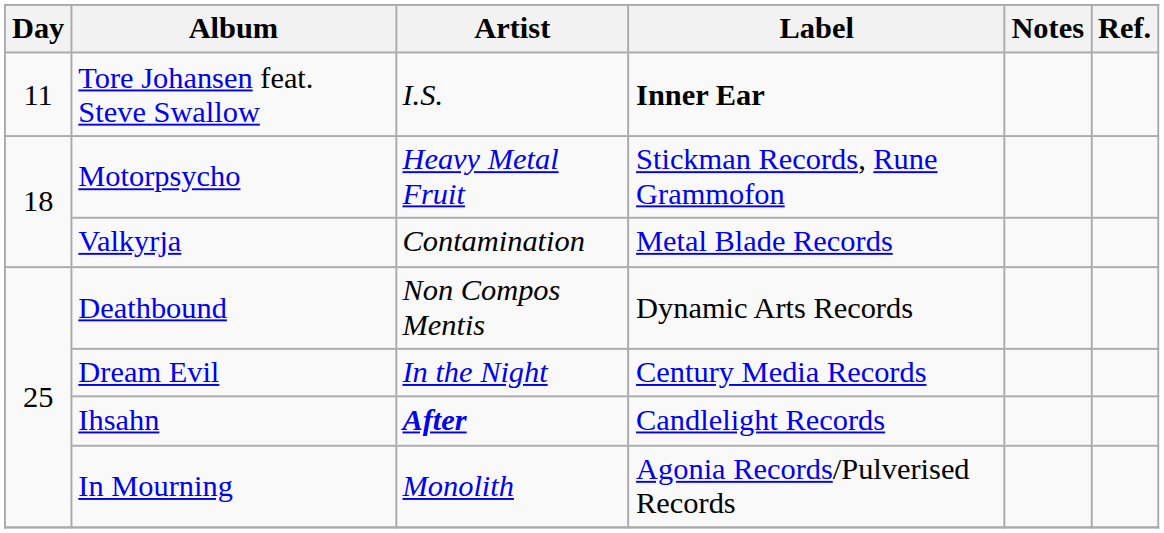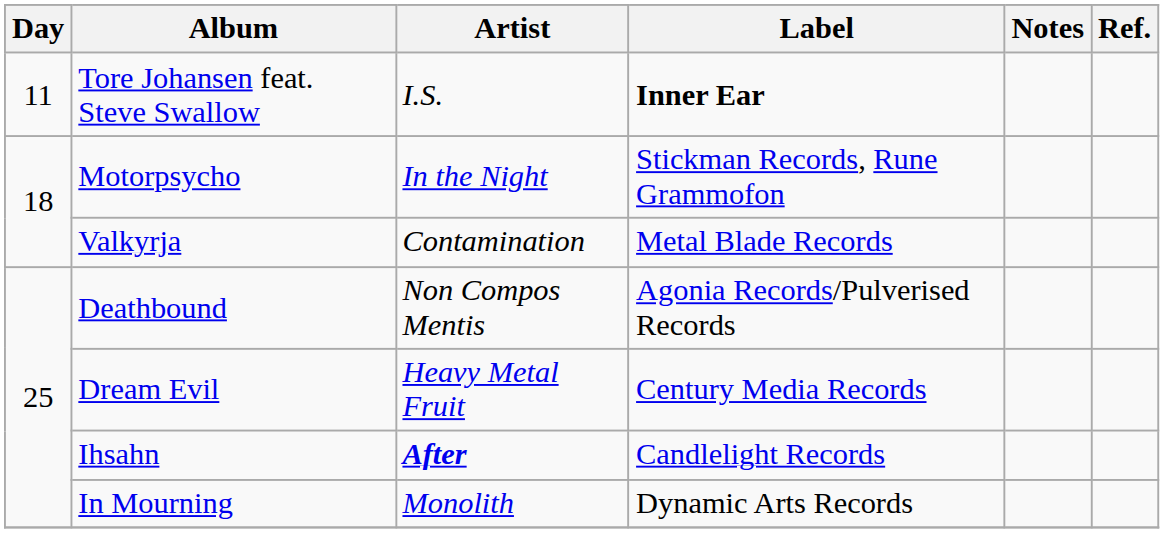(481, 176) Heavy Metal Fruit -> (475, 176) In the Night
(775, 306) Dynamic Arts Records -> (803, 306) Agonia Records/Pulverised Records
(475, 372) In the Night -> (481, 389) Heavy Metal Fruit
(803, 485) Agonia Records/Pulverised Records -> (775, 502) Dynamic Arts Records
